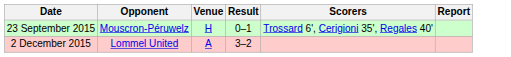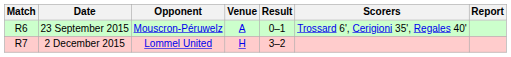+ column: (21, 12)
(208, 28) H -> (242, 28) A
(208, 44) A -> (242, 44) H
